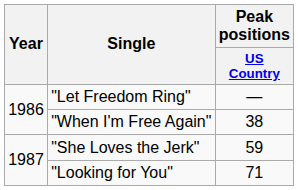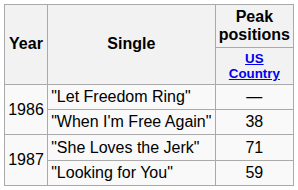(254, 147) 59 -> (254, 147) 71
(254, 172) 71 -> (254, 172) 59
